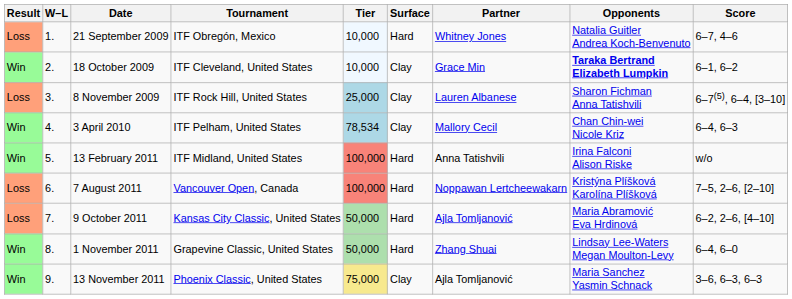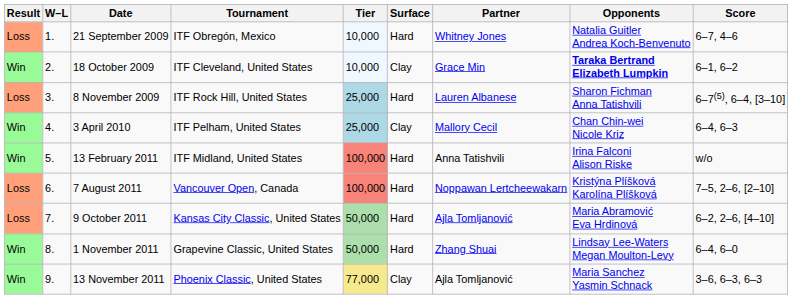(401, 97) Clay -> (402, 97) Hard
(362, 127) 78,534 -> (362, 127) 25,000
(362, 278) 75,000 -> (362, 278) 77,000
